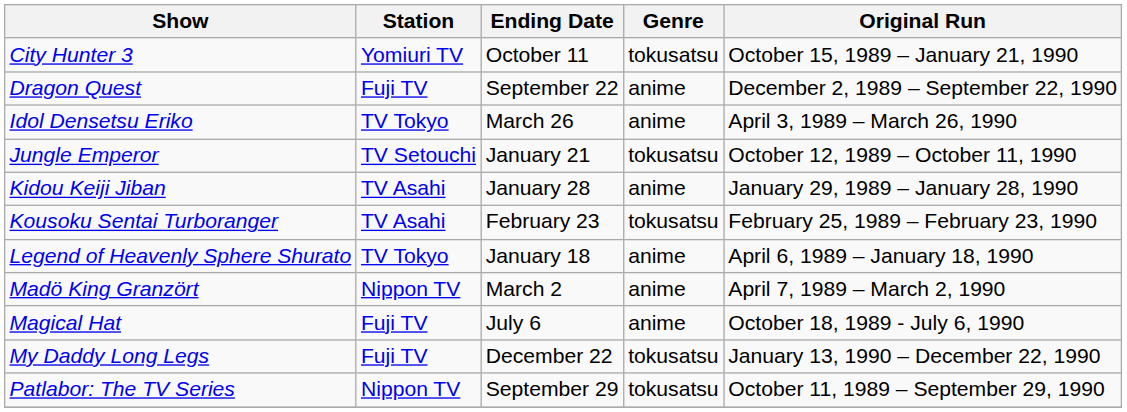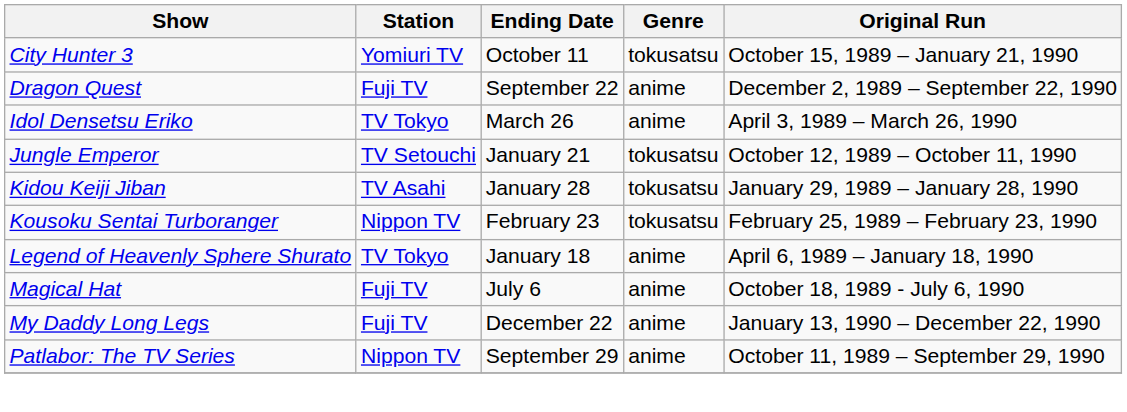(657, 188) anime -> (673, 188) tokusatsu
(403, 222) TV Asahi -> (411, 222) Nippon TV
- row: (104, 289)
(673, 356) tokusatsu -> (657, 322) anime
(673, 389) tokusatsu -> (657, 356) anime
